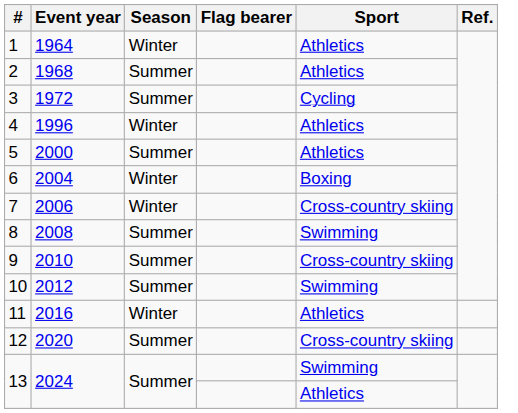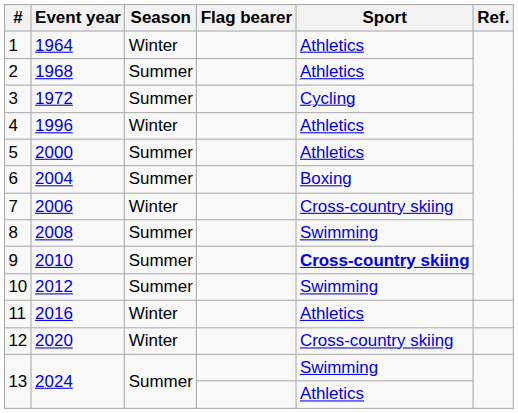(153, 179) Winter -> (161, 179) Summer
(377, 260) normal -> (385, 260) bold
(161, 340) Summer -> (153, 340) Winter
